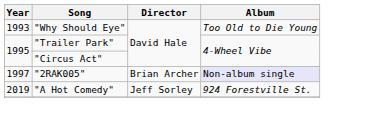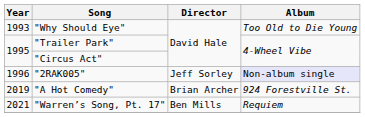(18, 74) 1997 -> (18, 74) 1996
(164, 74) Brian Archer -> (201, 74) Jeff Sorley
(161, 89) Jeff Sorley -> (204, 89) Brian Archer
+ row: (100, 105)
